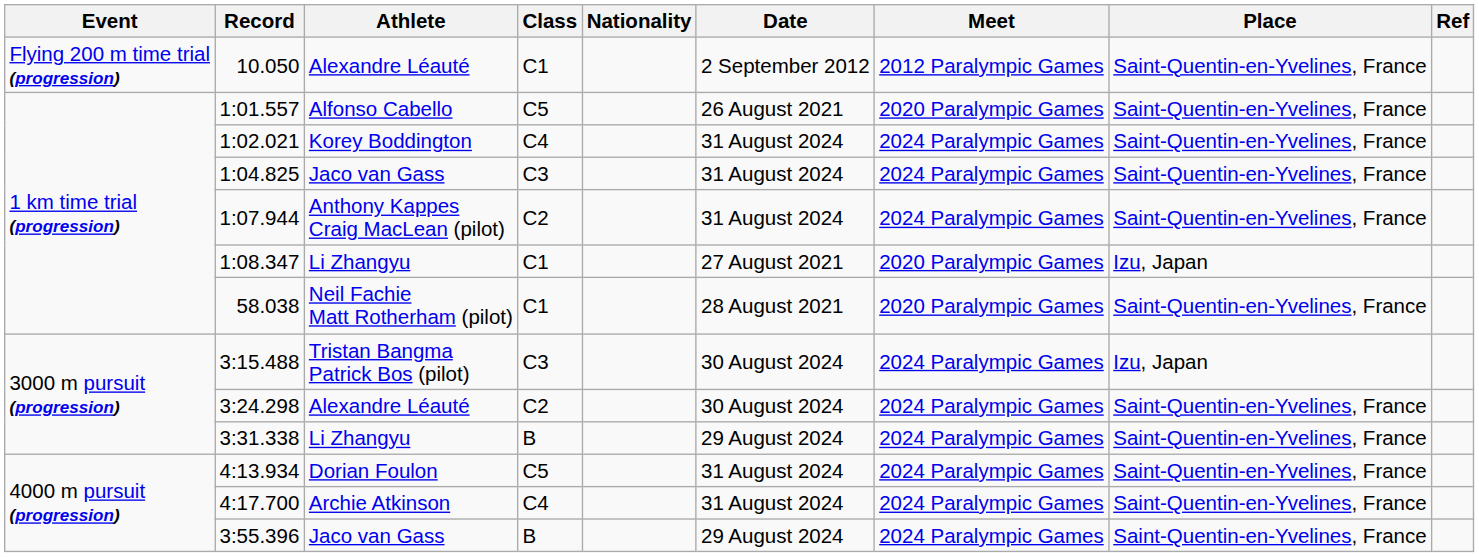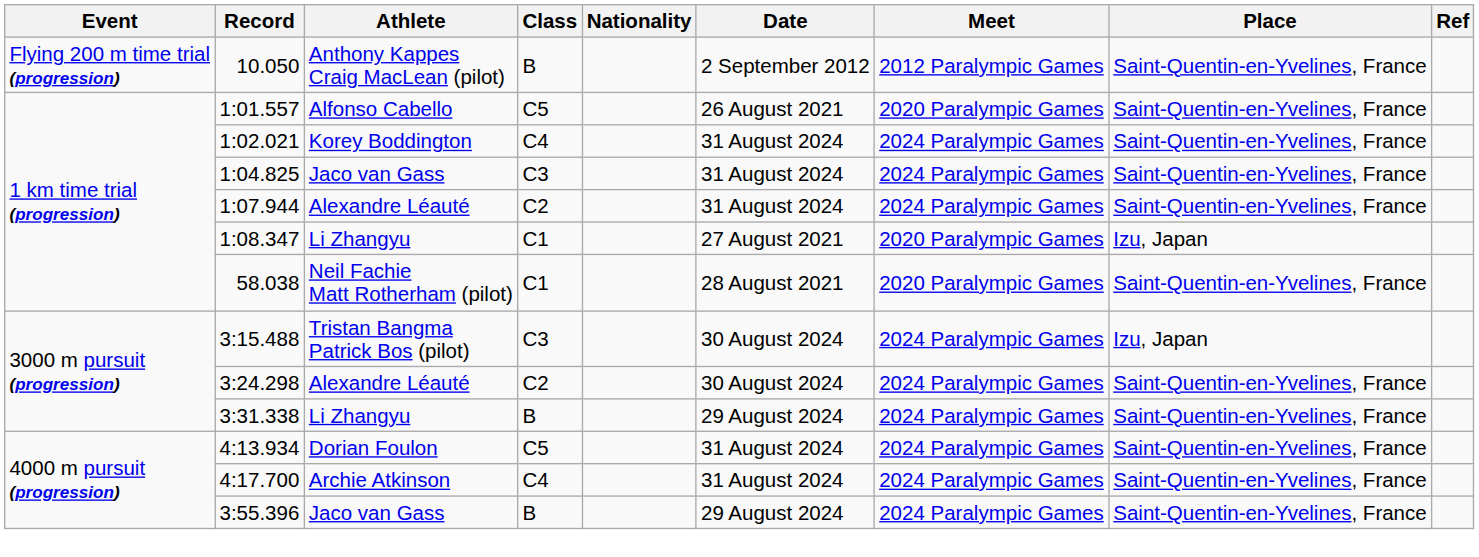(389, 65) Alexandre Léauté -> (407, 65) Anthony Kappes Craig MacLean (pilot)
(535, 65) C1 -> (529, 65) B
(407, 218) Anthony Kappes Craig MacLean (pilot) -> (389, 206) Alexandre Léauté
